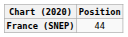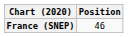(100, 26) 44 -> (100, 26) 46
